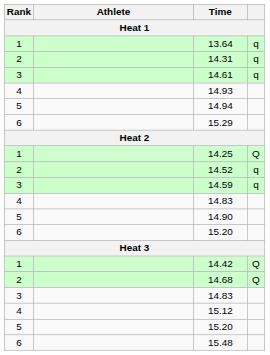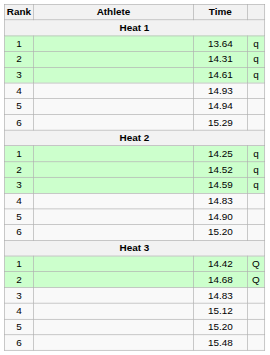(256, 153) Q -> (256, 153) q
